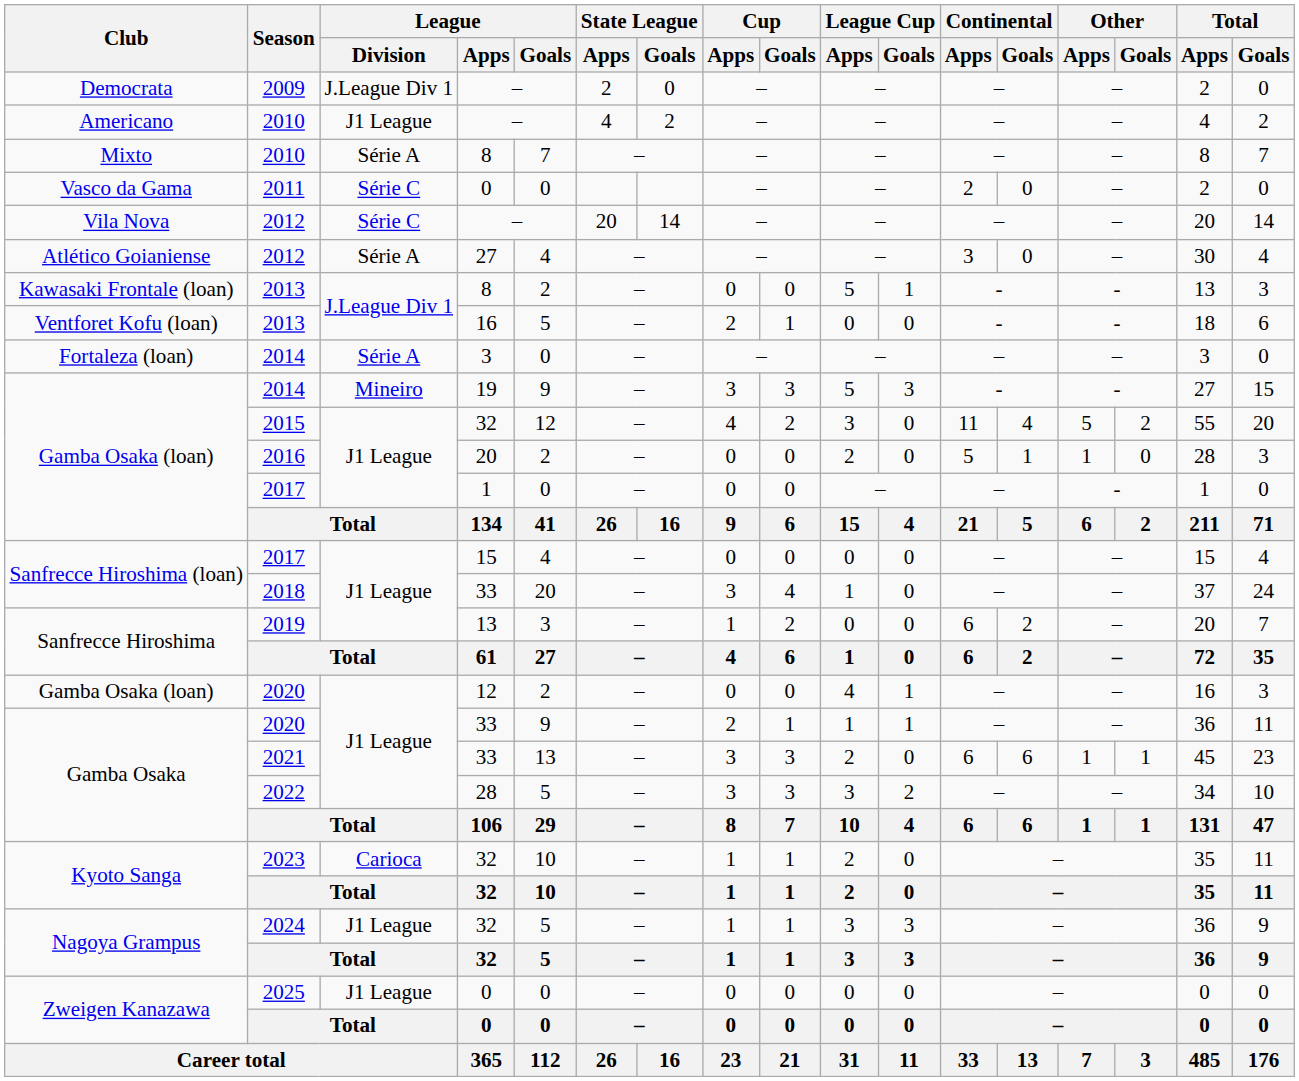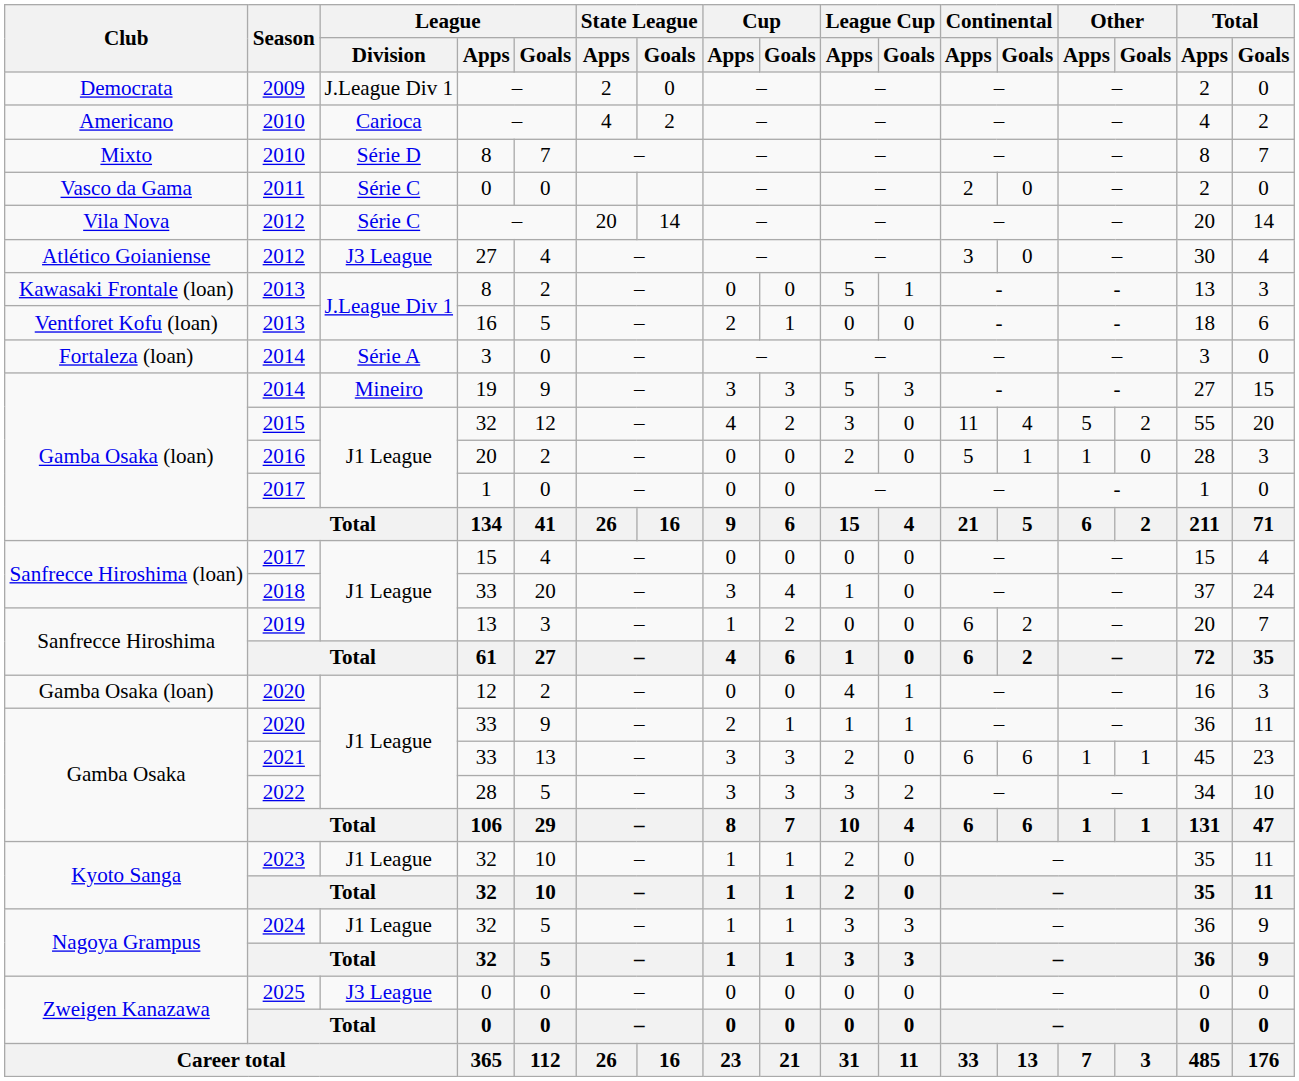(389, 121) J1 League -> (389, 121) Carioca
(389, 155) Série A -> (389, 155) Série D
(389, 255) Série A -> (389, 255) J3 League
(389, 858) Carioca -> (389, 858) J1 League
(389, 992) J1 League -> (389, 992) J3 League
